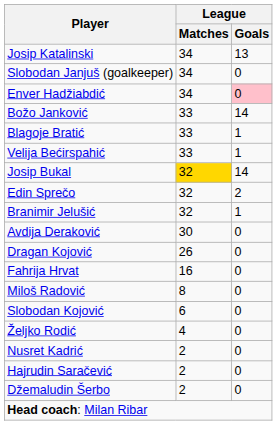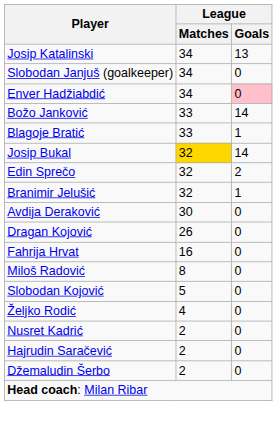- row: (56, 152)
(182, 311) 6 -> (182, 291) 5
